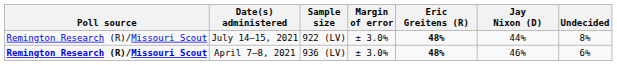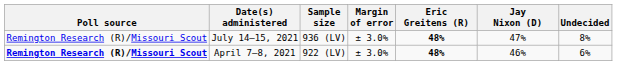(324, 38) 922 (LV) -> (324, 38) 936 (LV)
(518, 38) 44% -> (518, 38) 47%
(324, 53) 936 (LV) -> (324, 53) 922 (LV)
